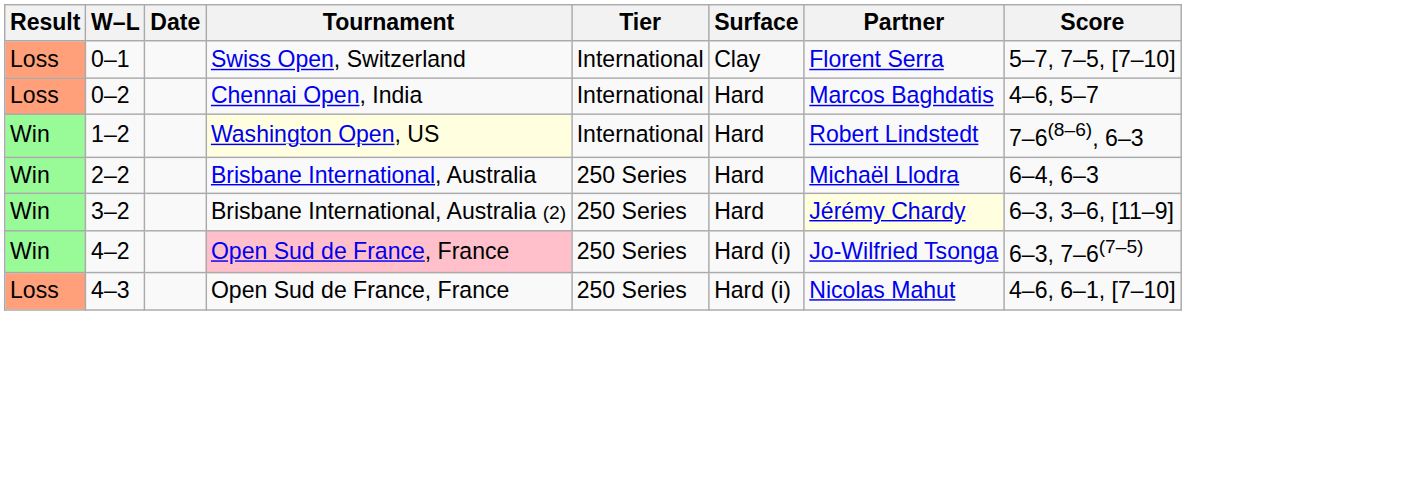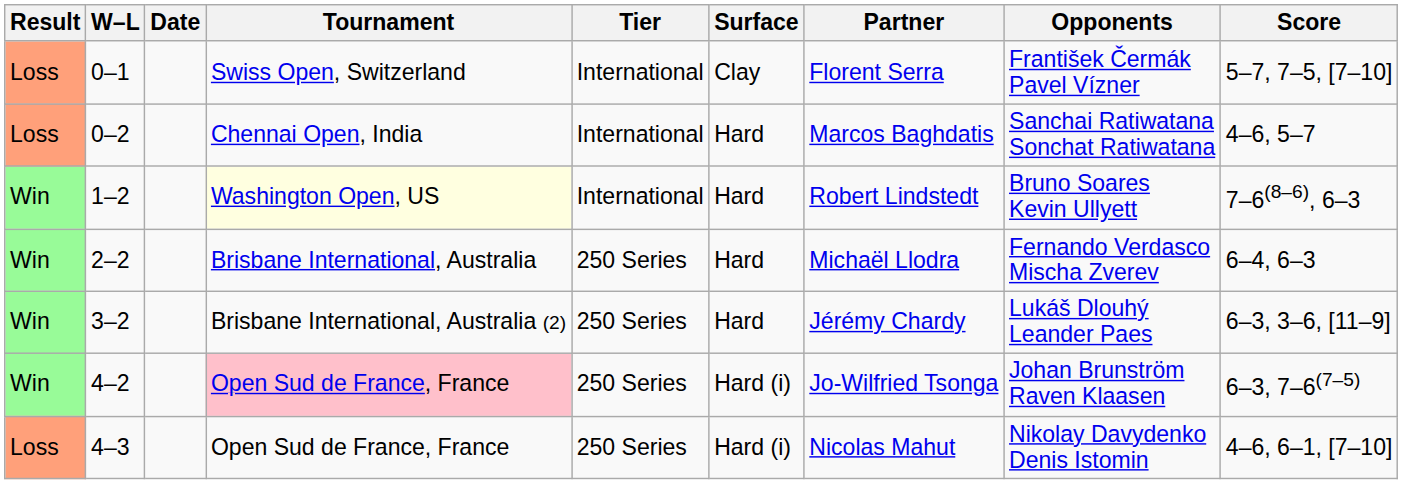+ column: (1112, 22)
(887, 211) lightyellow background -> (887, 322) no background
